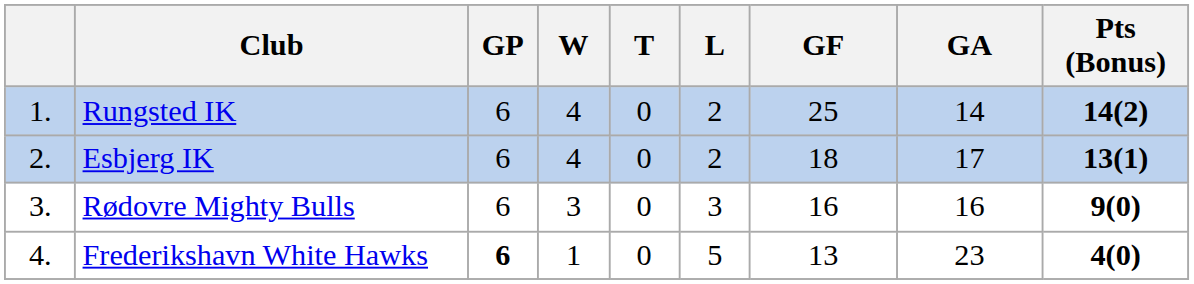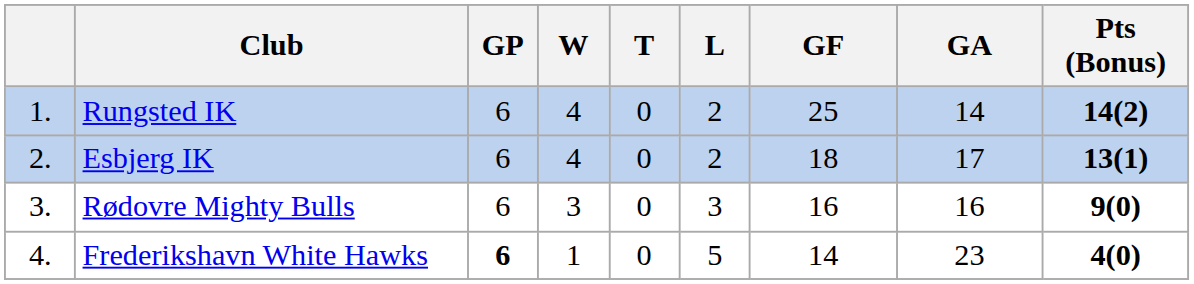(823, 254) 13 -> (823, 254) 14
